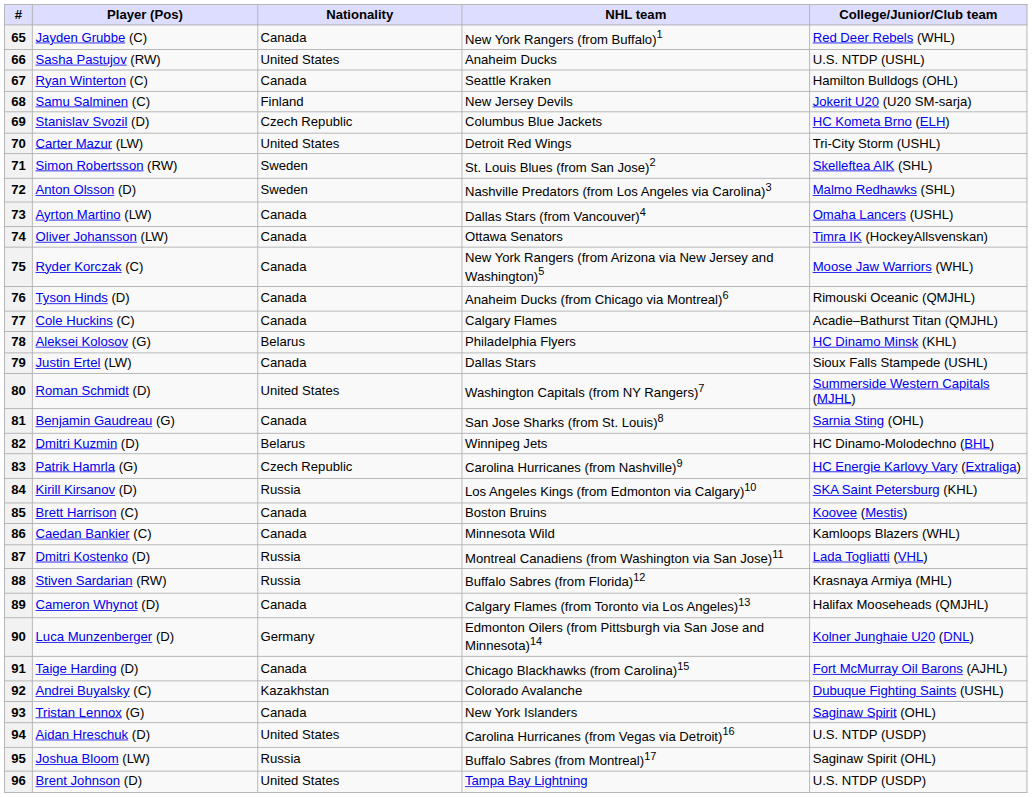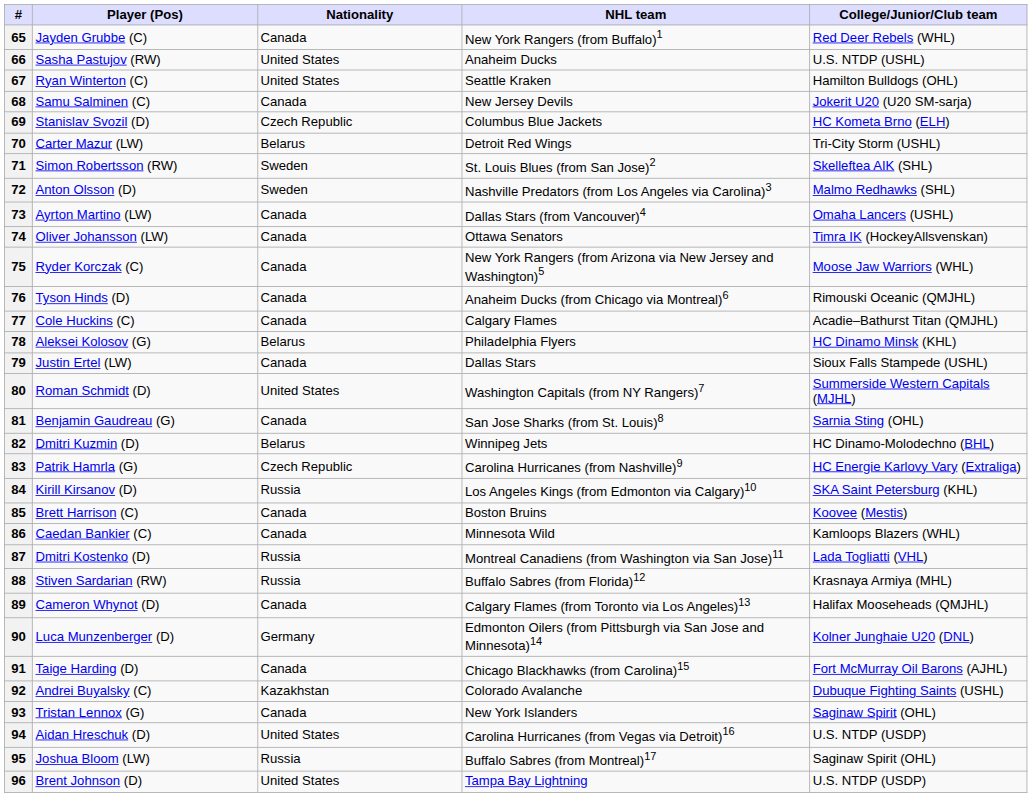(283, 80) Canada -> (300, 80) United States
(282, 101) Finland -> (283, 101) Canada
(300, 143) United States -> (283, 143) Belarus
